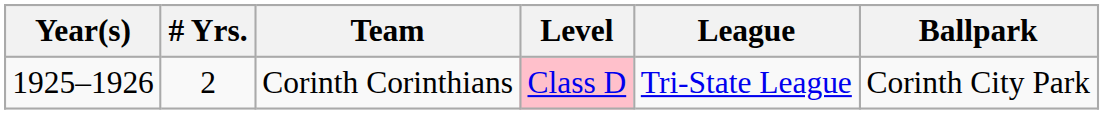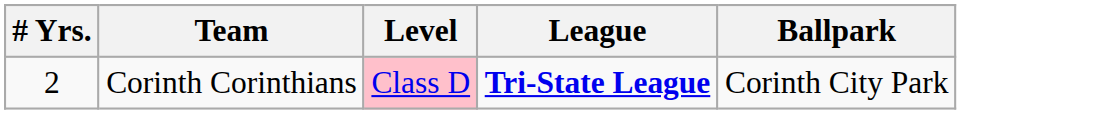- column: (83, 30)
(746, 82) normal -> (598, 82) bold
